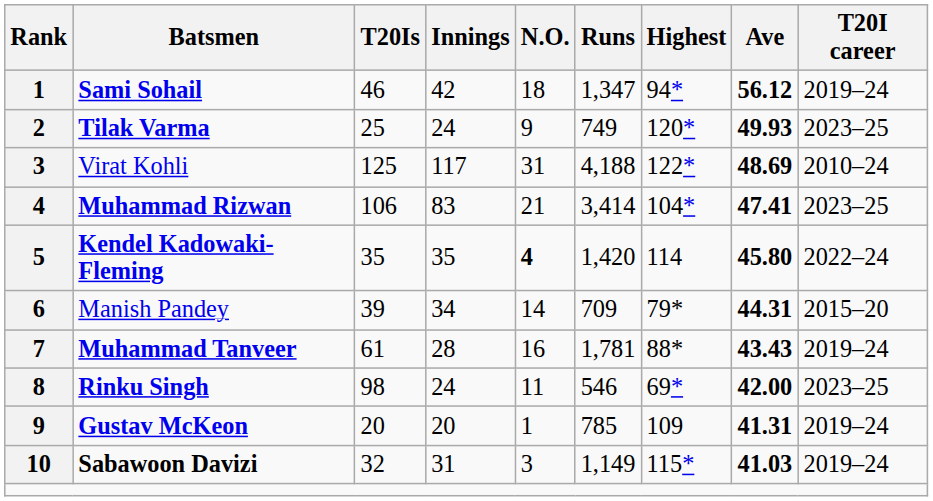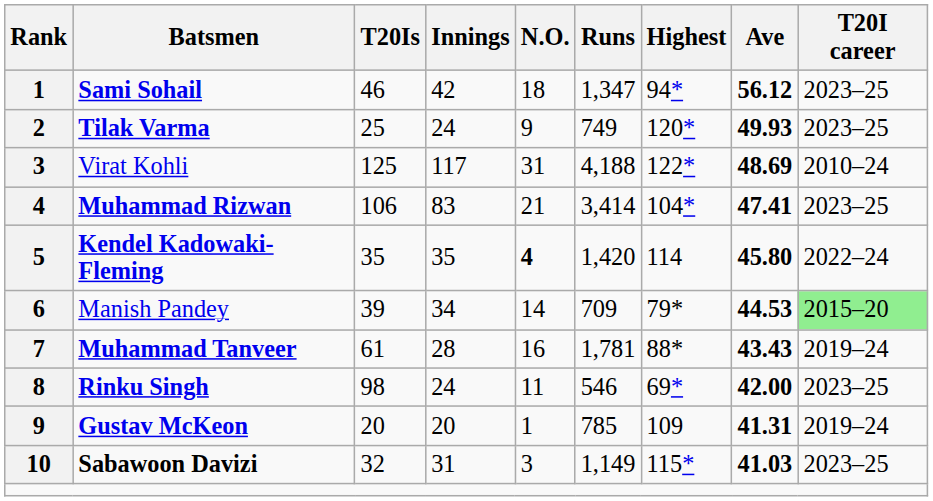(846, 89) 2019–24 -> (846, 89) 2023–25
(765, 309) 44.31 -> (765, 309) 44.53
(846, 309) no background -> (846, 309) lightgreen background
(846, 464) 2019–24 -> (846, 464) 2023–25
